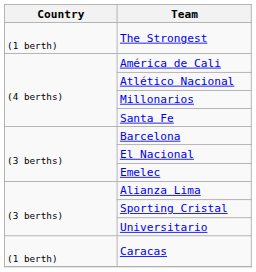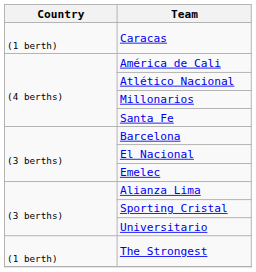rows swapped: (164, 38) <-> (143, 252)
